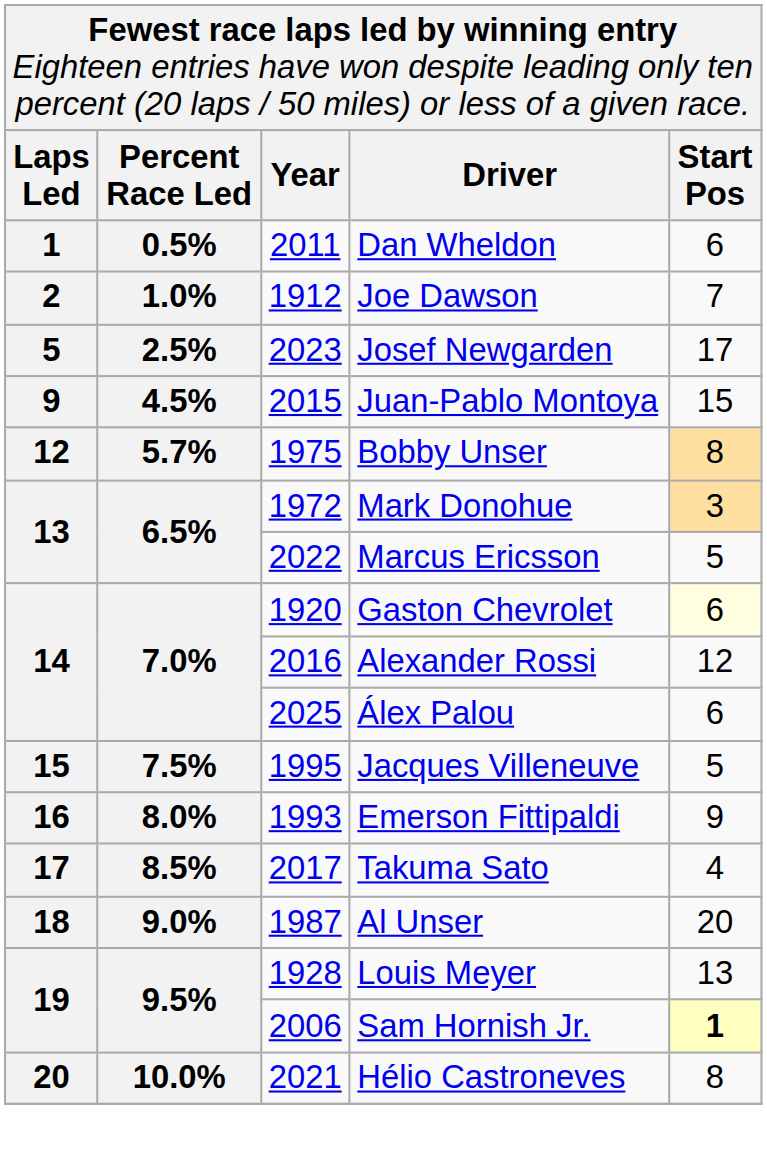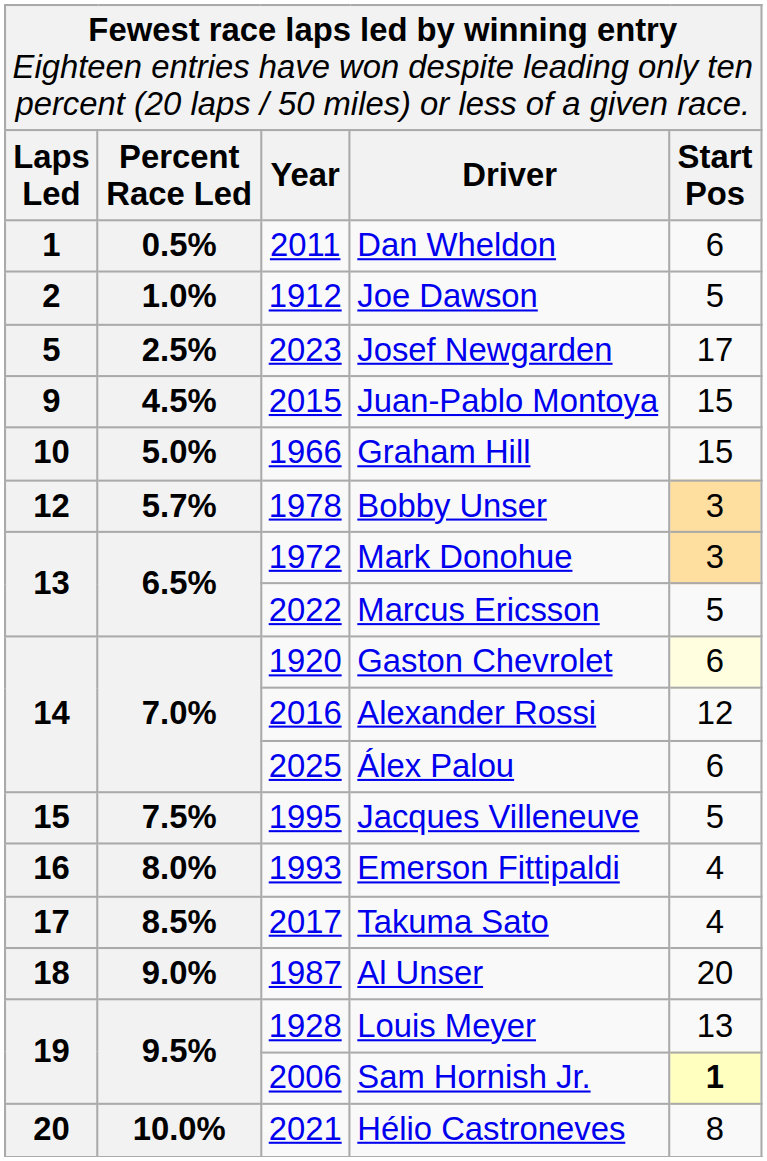(715, 297) 7 -> (715, 297) 5
+ row: (444, 453)
(305, 453) 1975 -> (305, 505) 1978
(715, 453) 8 -> (715, 505) 3
(715, 817) 9 -> (715, 869) 4
